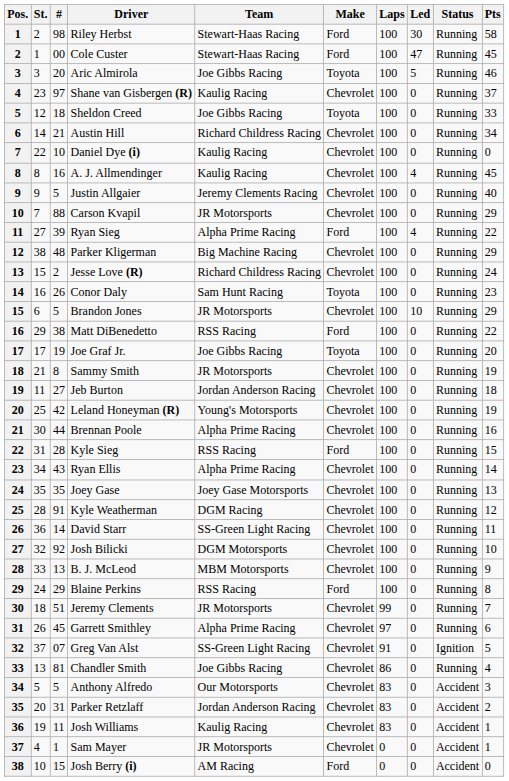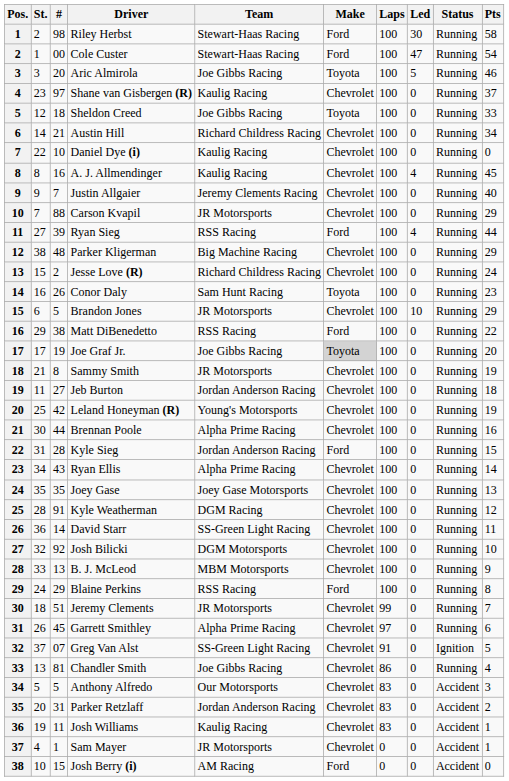(491, 54) 45 -> (491, 54) 54
(56, 192) 5 -> (56, 192) 7
(247, 232) Alpha Prime Racing -> (227, 232) RSS Racing
(491, 232) 22 -> (491, 232) 44
(343, 351) no background -> (343, 351) lightgrey background
(227, 450) RSS Racing -> (257, 450) Jordan Anderson Racing
